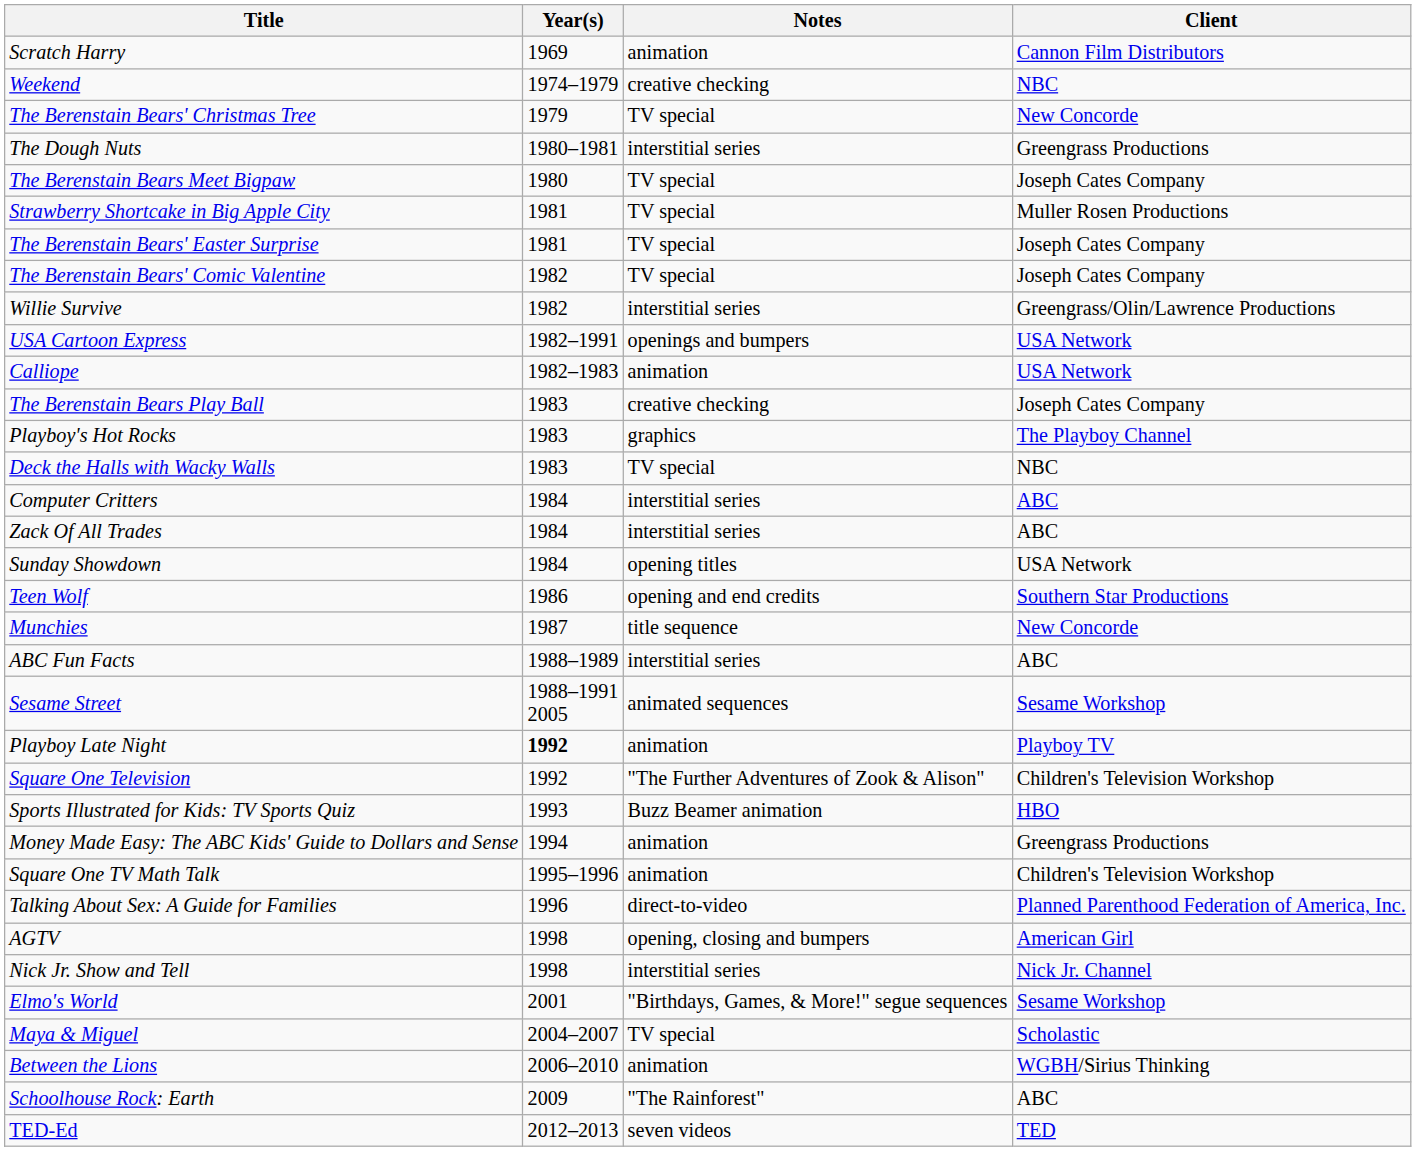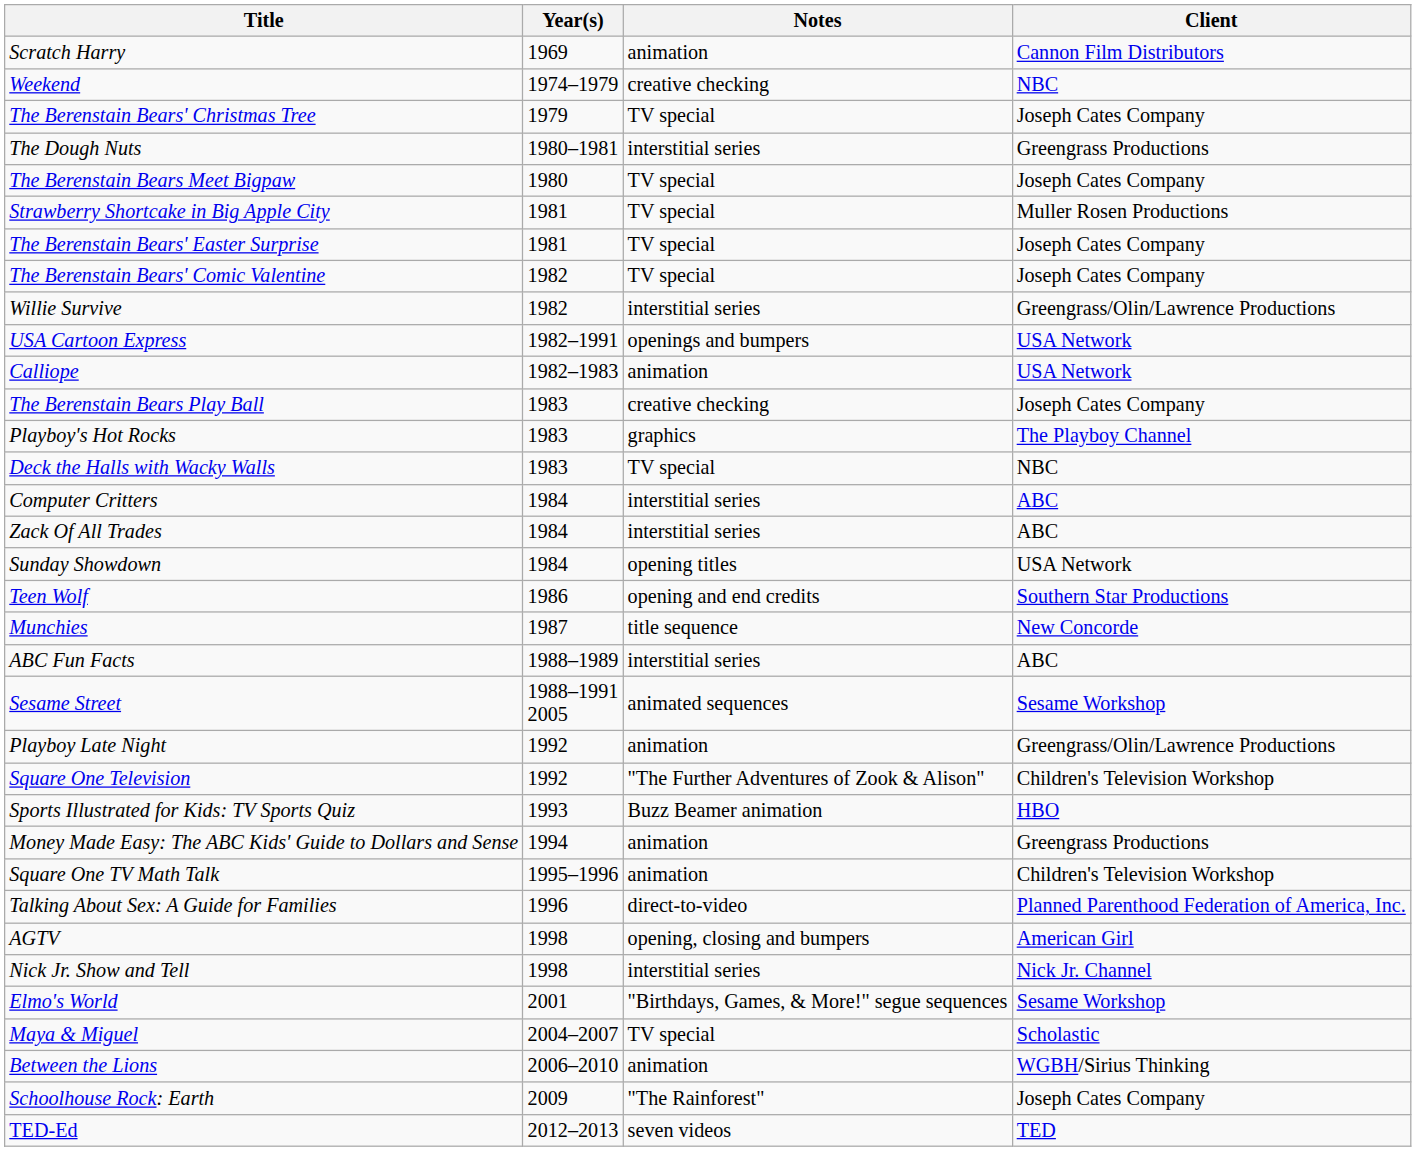(1077, 116) New Concorde -> (1111, 116) Joseph Cates Company
(548, 746) bold -> (548, 746) normal
(1066, 746) Playboy TV -> (1176, 746) Greengrass/Olin/Lawrence Productions
(1037, 1098) ABC -> (1111, 1098) Joseph Cates Company
